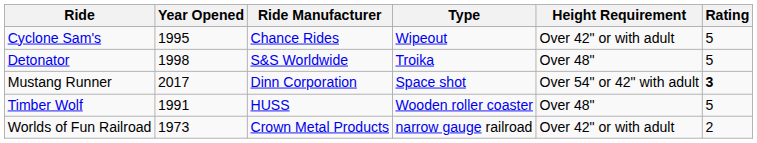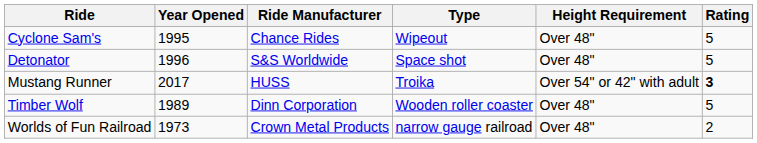(607, 37) Over 42" or with adult -> (567, 37) Over 48"
(174, 60) 1998 -> (174, 60) 1996
(415, 60) Troika -> (431, 60) Space shot
(304, 82) Dinn Corporation -> (270, 82) HUSS
(431, 82) Space shot -> (415, 82) Troika
(174, 104) 1991 -> (174, 104) 1989
(270, 104) HUSS -> (304, 104) Dinn Corporation
(607, 127) Over 42" or with adult -> (567, 127) Over 48"
